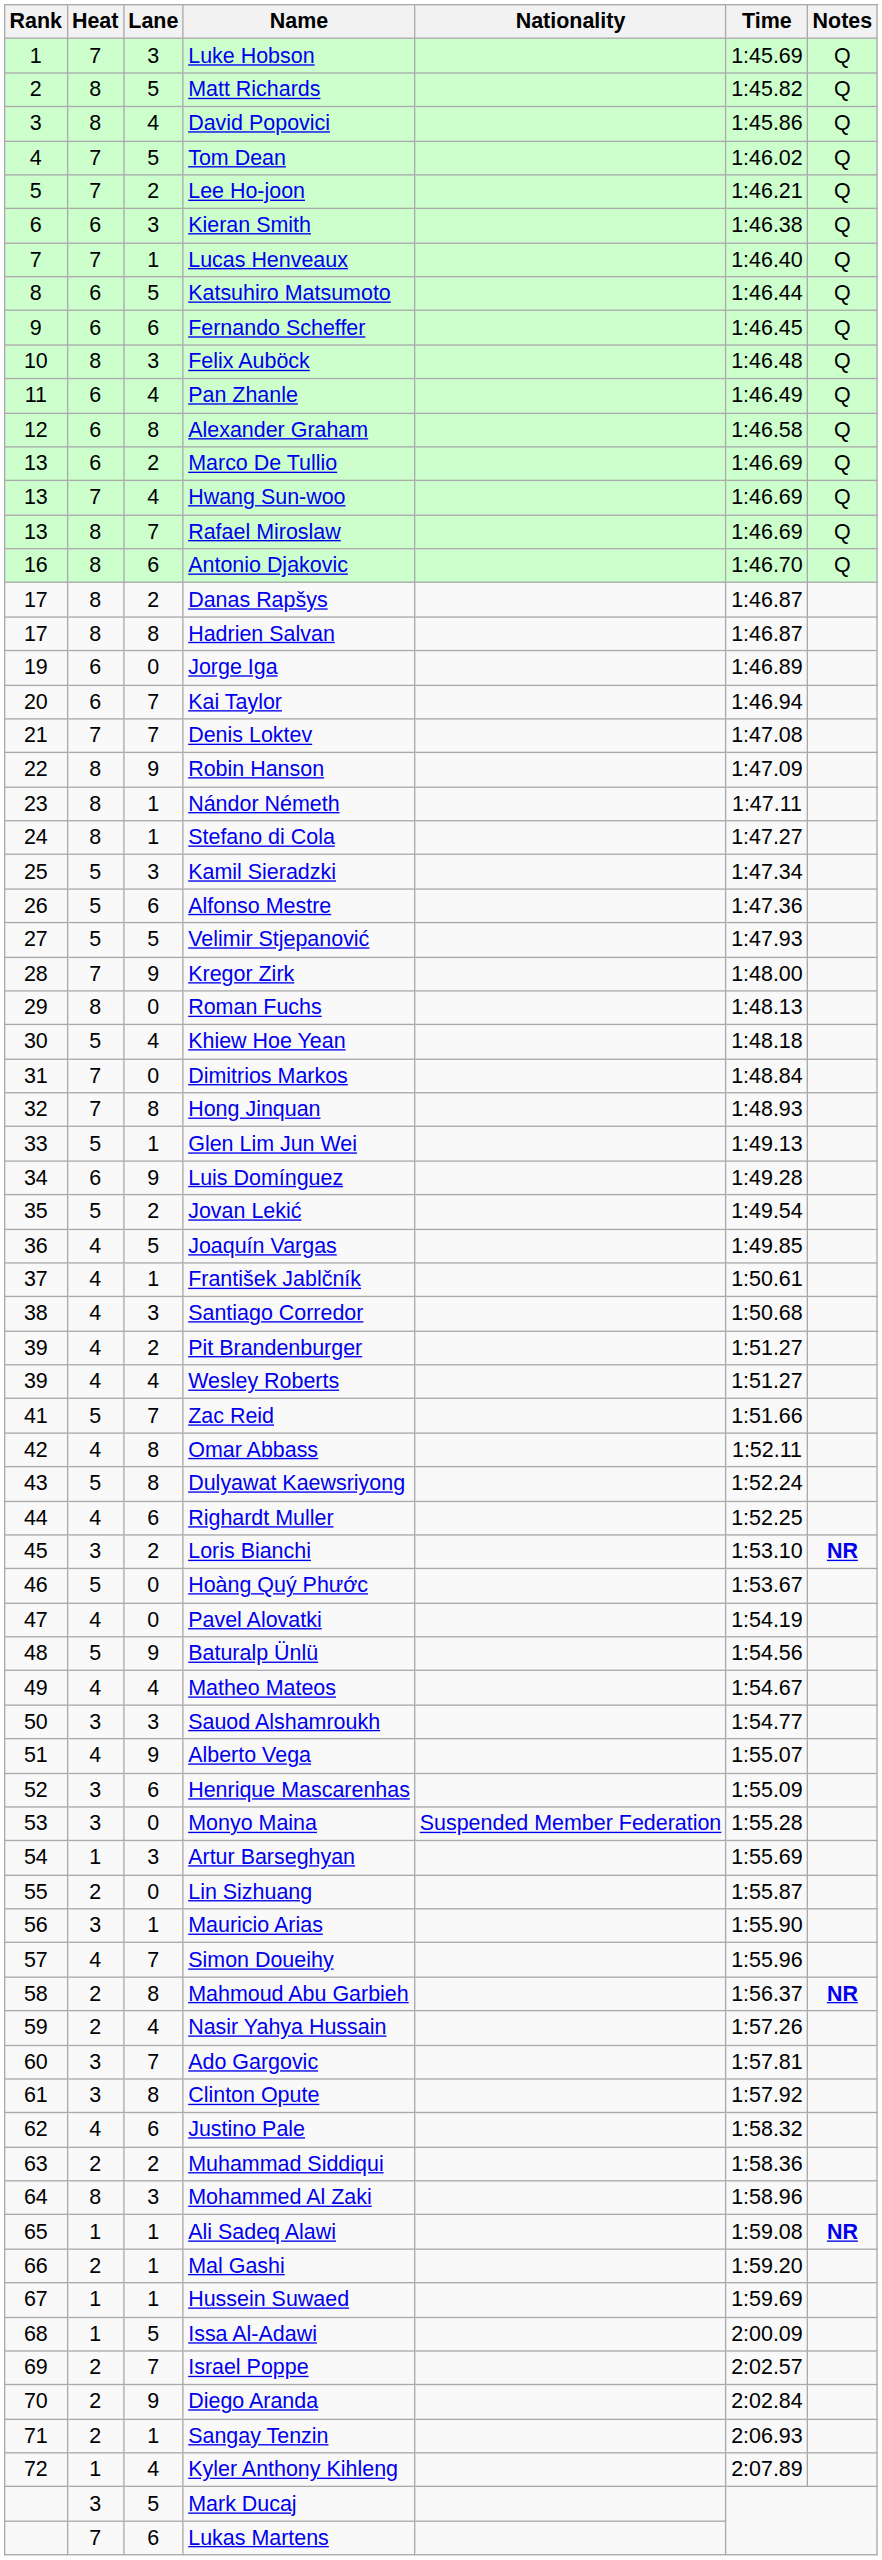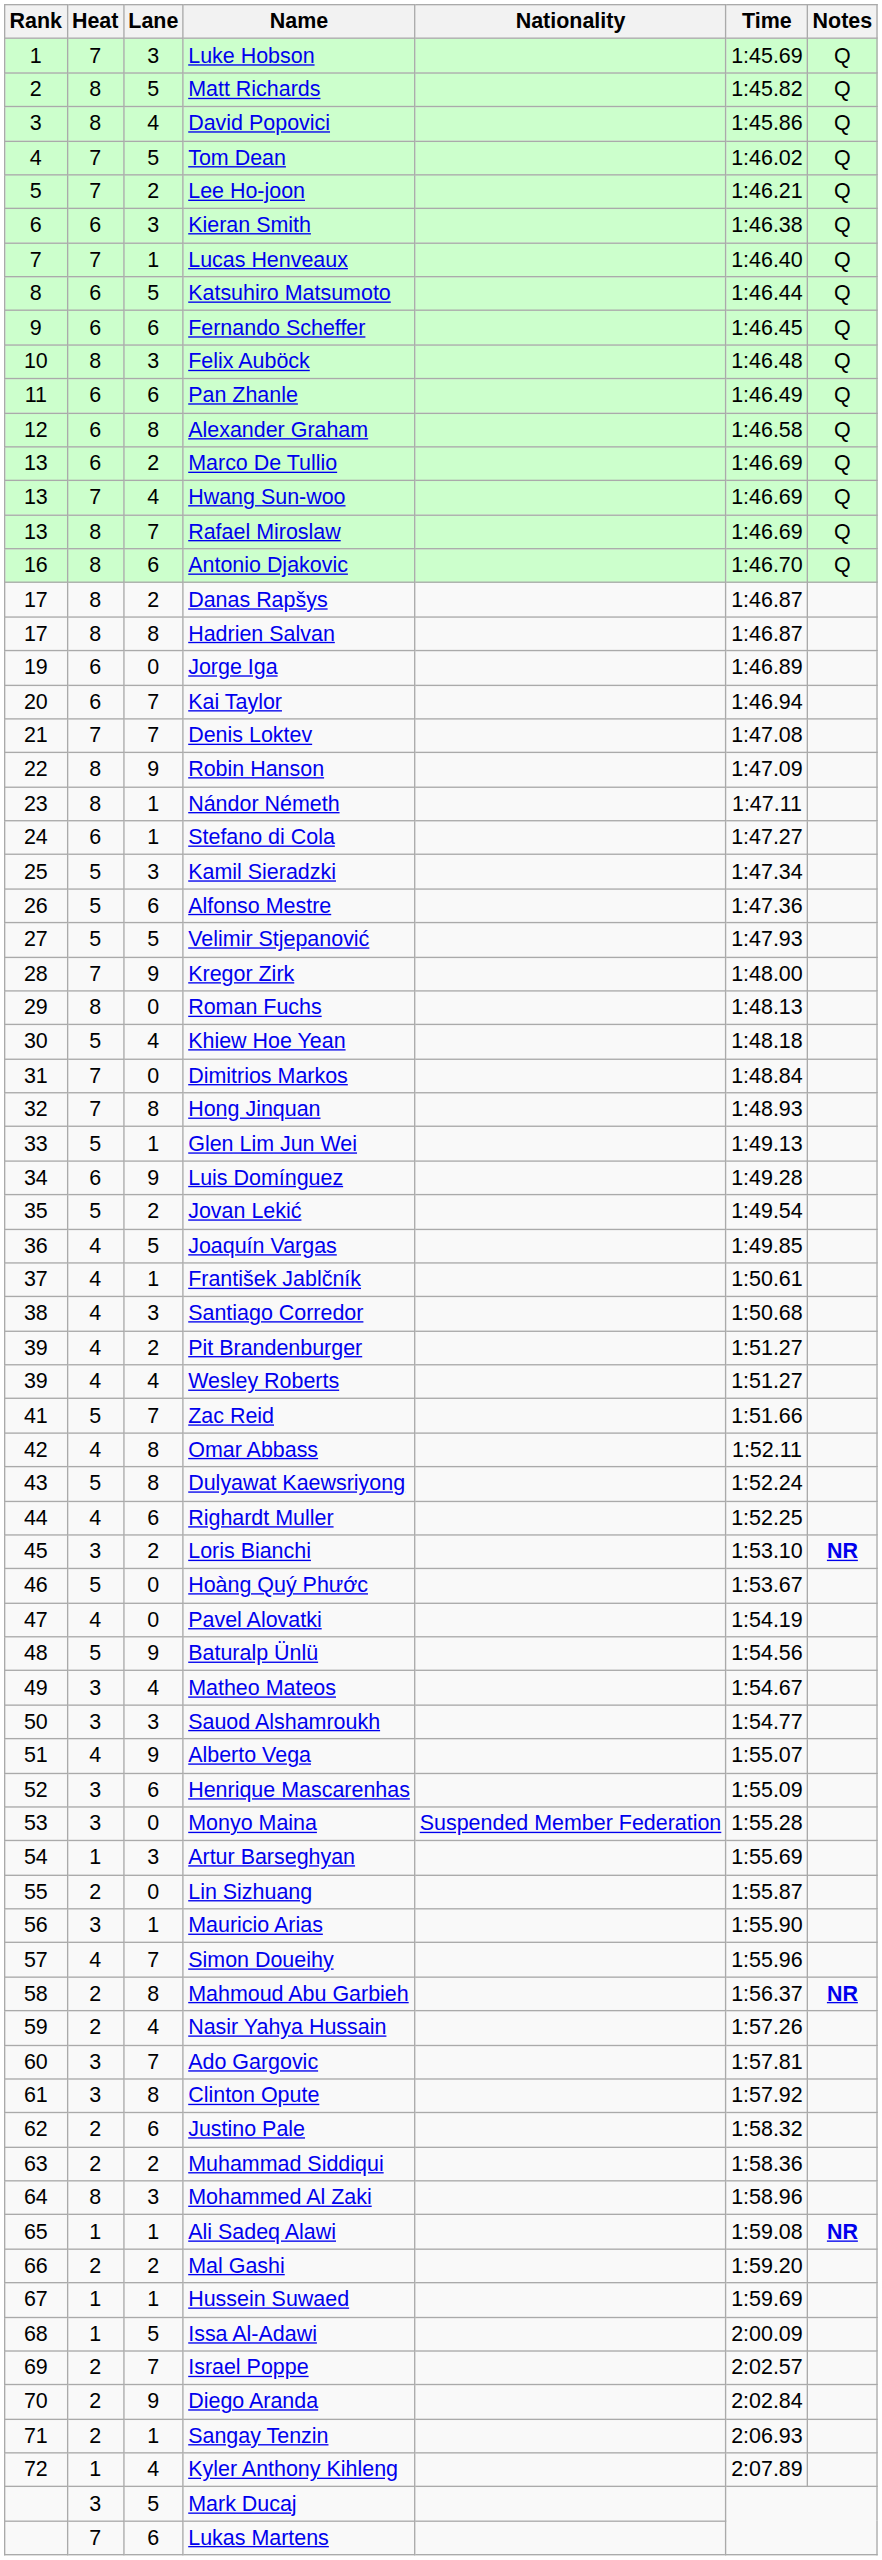(153, 395) 4 -> (153, 395) 6
(95, 837) 8 -> (95, 837) 6
(95, 1687) 4 -> (95, 1687) 3
(95, 2129) 4 -> (95, 2129) 2
(153, 2265) 1 -> (153, 2265) 2
